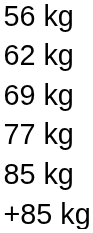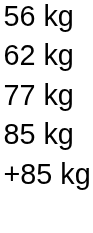- row: (39, 95)
